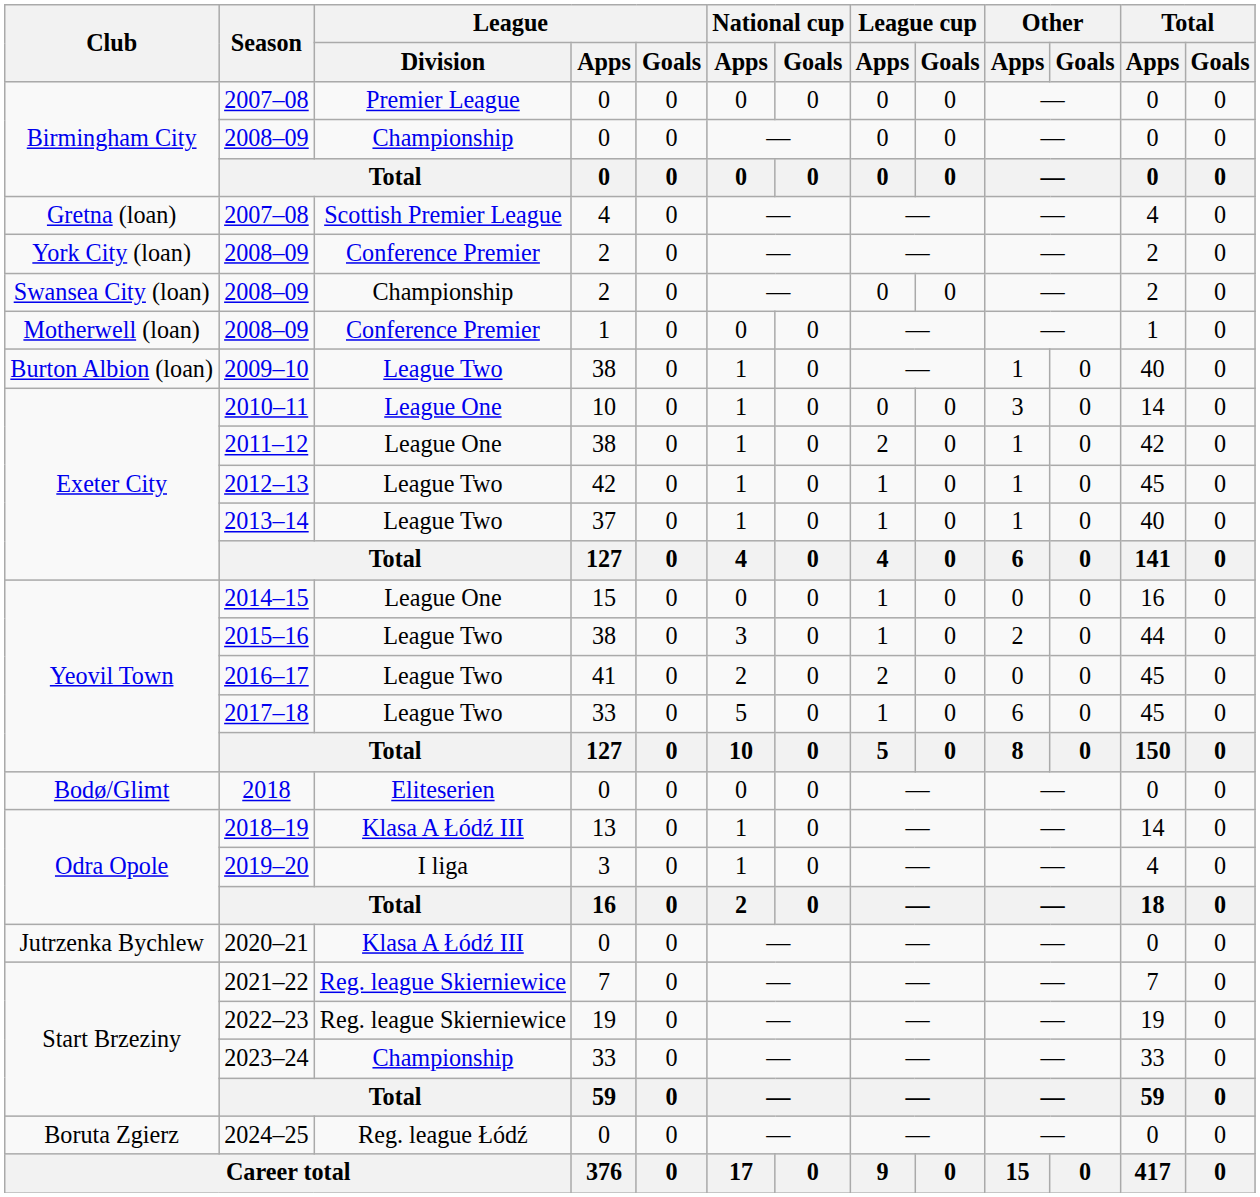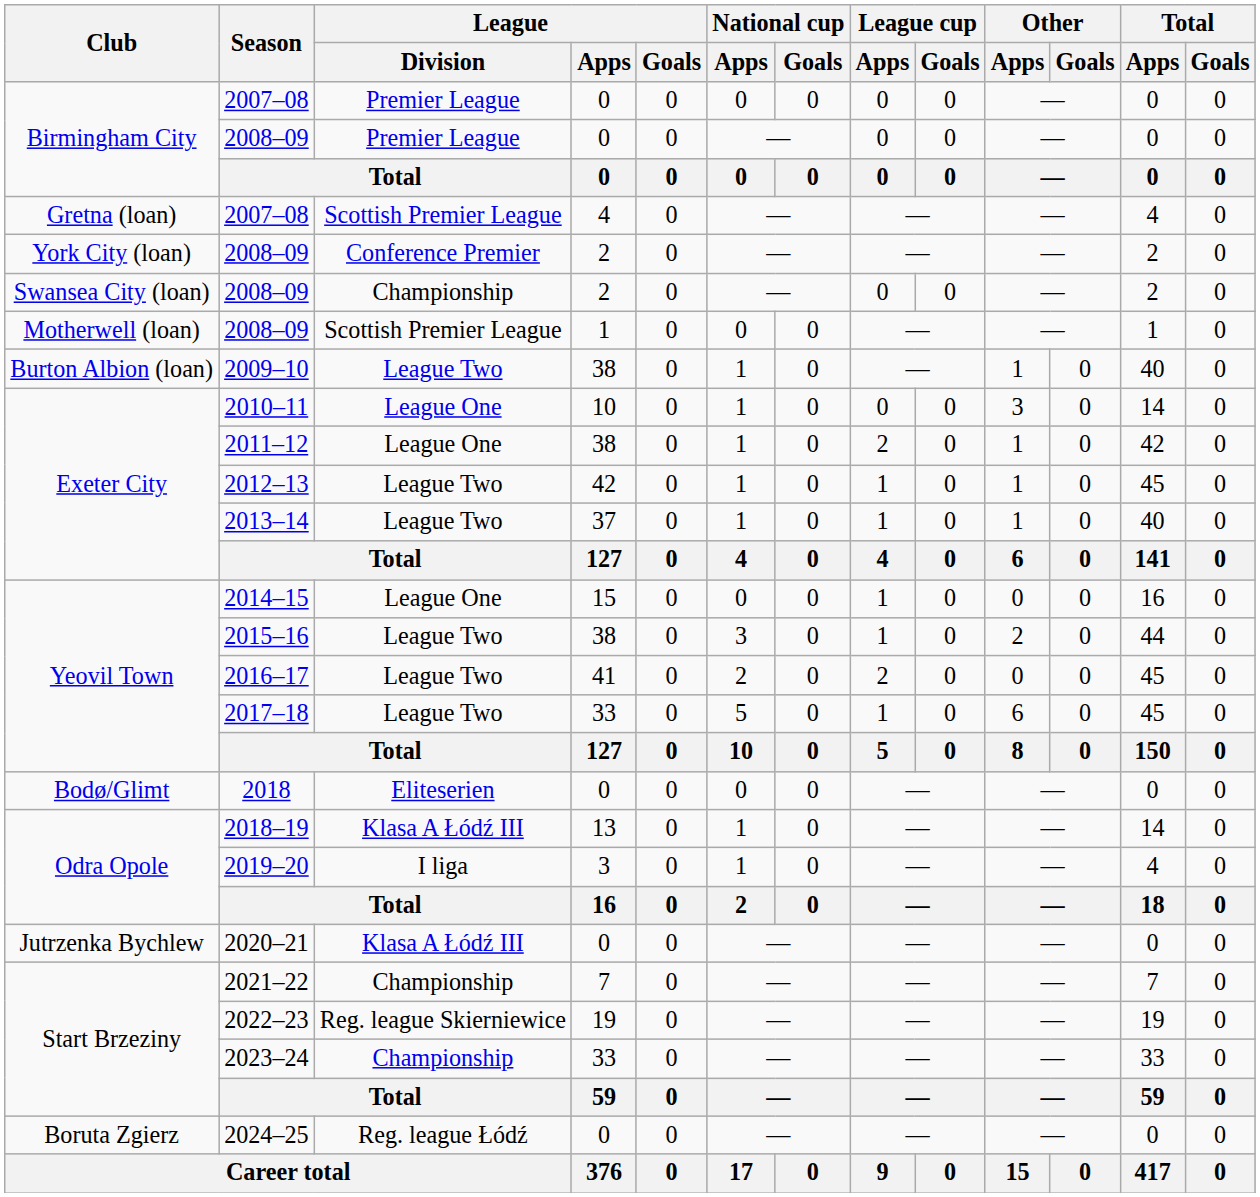(443, 138) Championship -> (443, 138) Premier League
(443, 330) Conference Premier -> (443, 330) Scottish Premier League
(443, 981) Reg. league Skierniewice -> (443, 981) Championship
